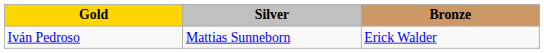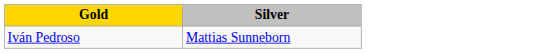- column: (450, 15)
